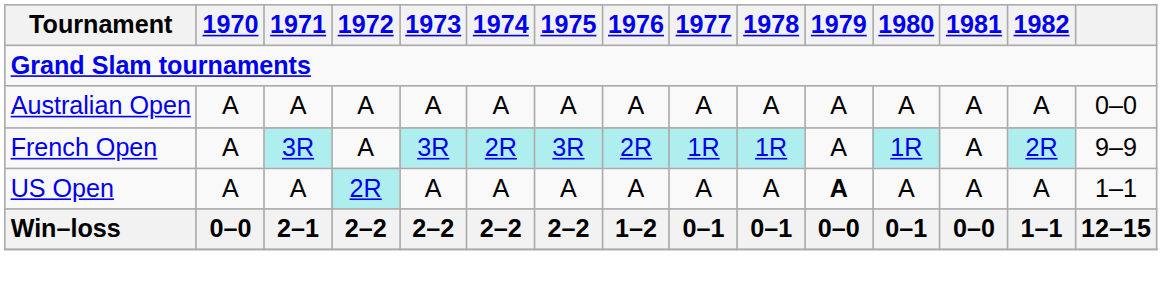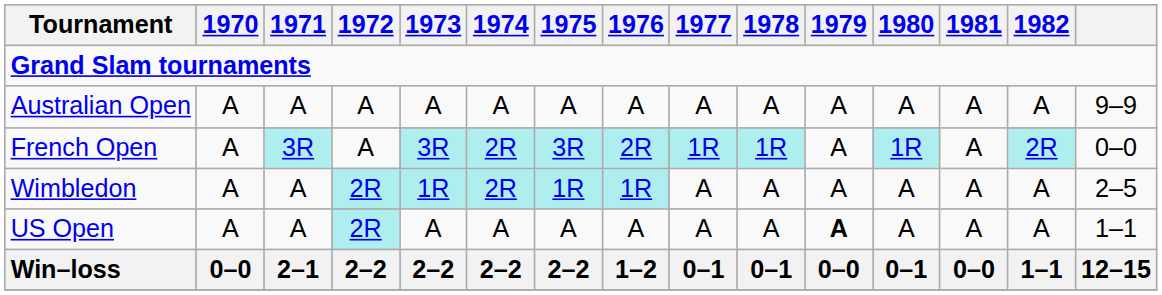(1116, 106) 0–0 -> (1116, 106) 9–9
(1116, 146) 9–9 -> (1116, 146) 0–0
+ row: (73, 187)
